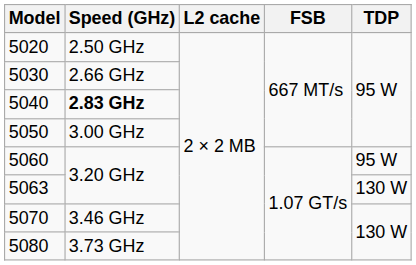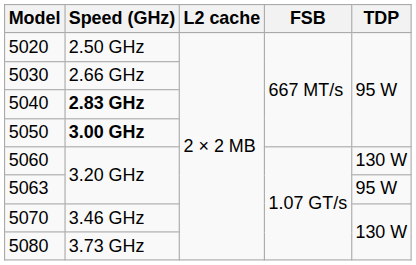(107, 132) normal -> (107, 132) bold
(376, 160) 95 W -> (381, 160) 130 W
(381, 189) 130 W -> (376, 189) 95 W
